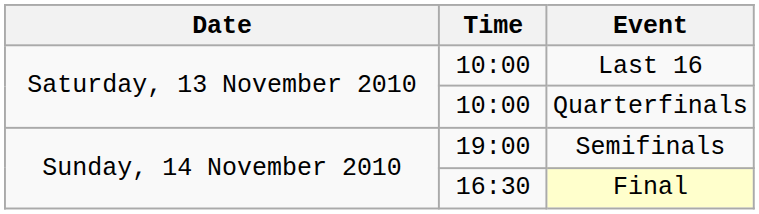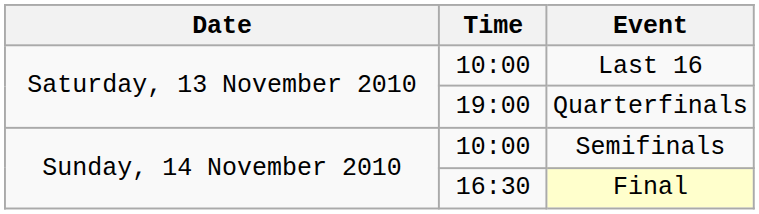(493, 107) 10:00 -> (493, 107) 19:00
(493, 147) 19:00 -> (493, 147) 10:00
